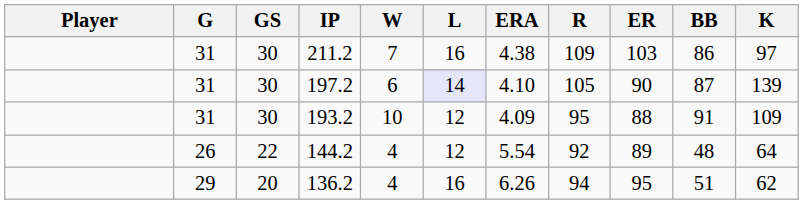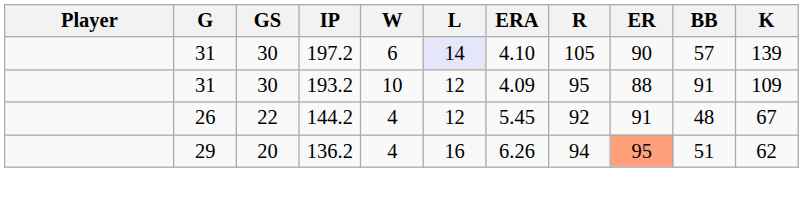- row: (330, 53)
(704, 85) 87 -> (704, 53) 57
(517, 150) 5.54 -> (517, 118) 5.45
(642, 150) 89 -> (642, 118) 91
(766, 150) 64 -> (766, 118) 67
(642, 183) no background -> (642, 150) lightsalmon background
